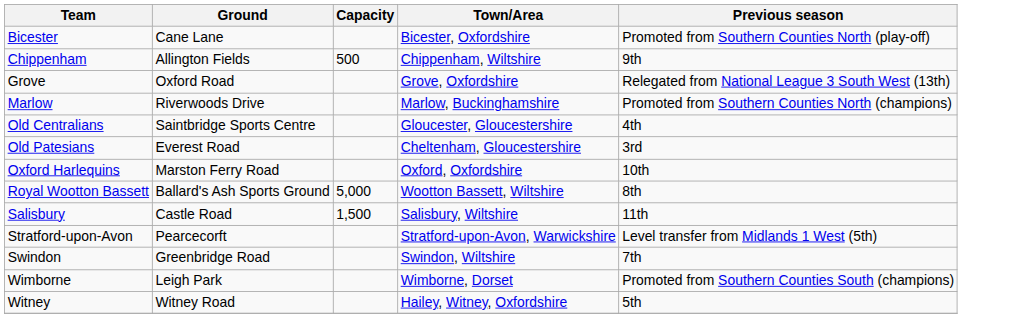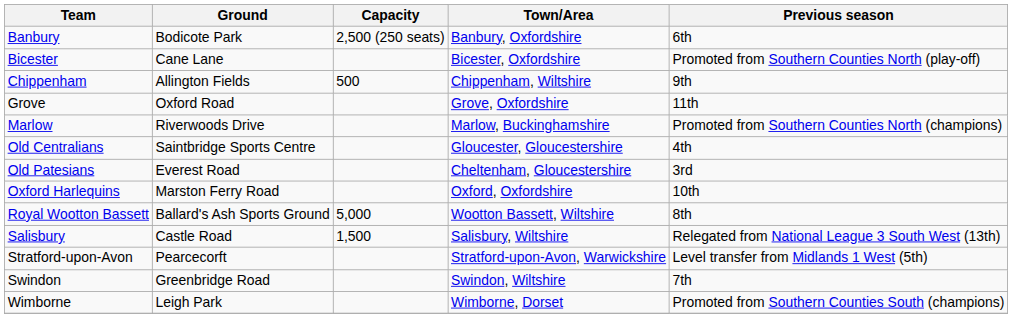+ row: (34, 37)
(786, 81) Relegated from National League 3 South West (13th) -> (686, 103) 11th
(635, 214) 11th -> (836, 236) Relegated from National League 3 South West (13th)
- row: (29, 302)
